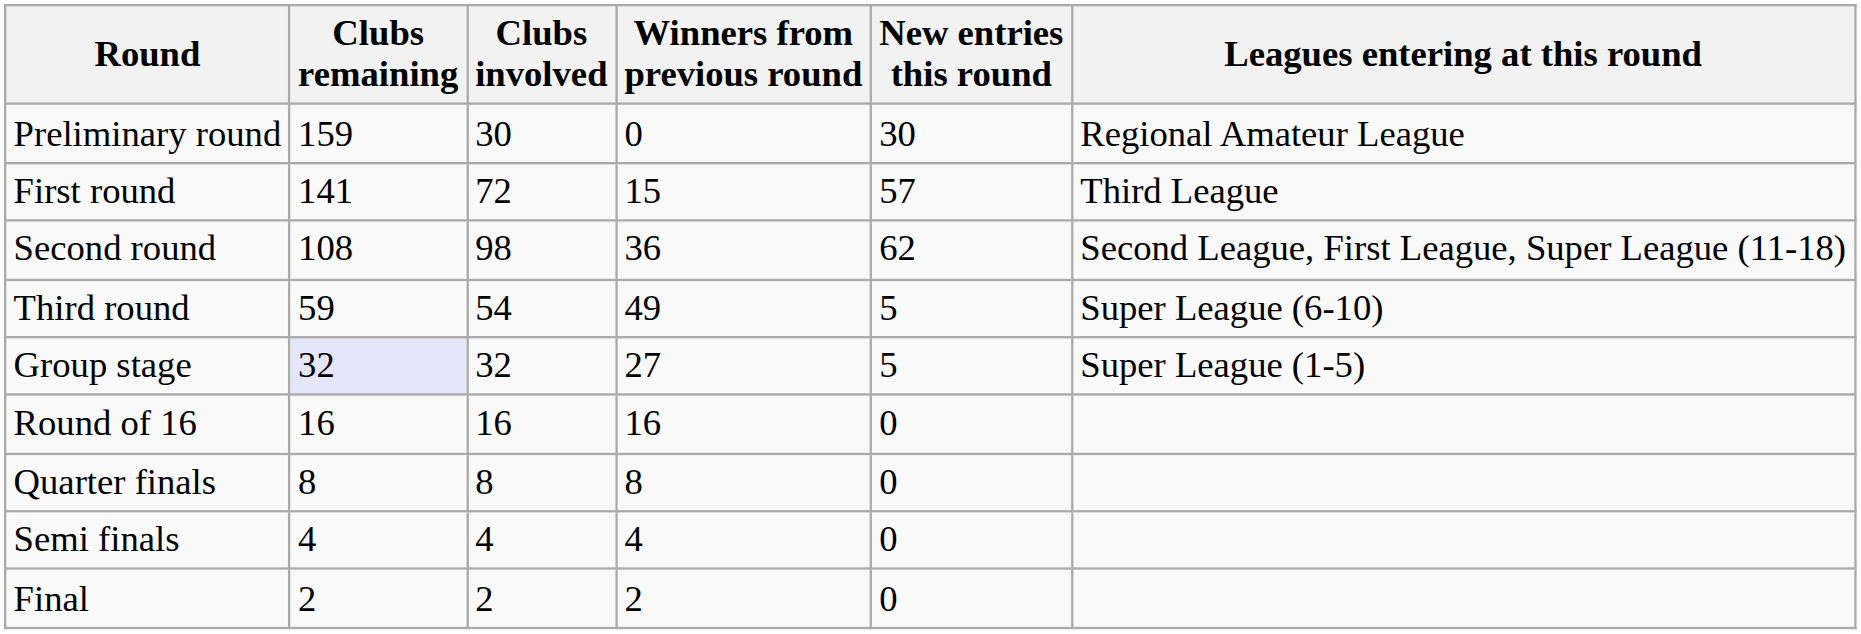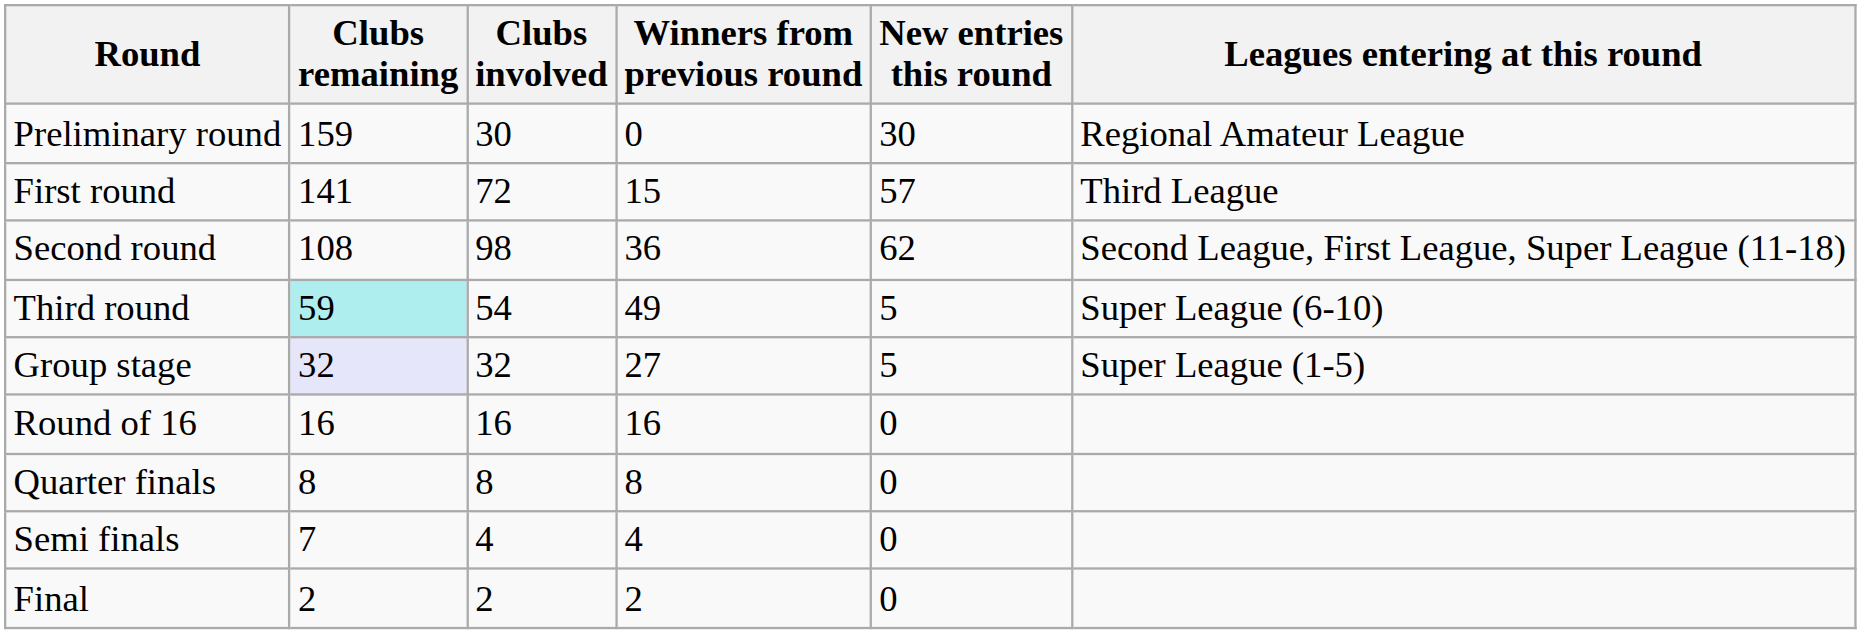(316, 307) no background -> (316, 307) paleturquoise background
(307, 539) 4 -> (307, 539) 7
